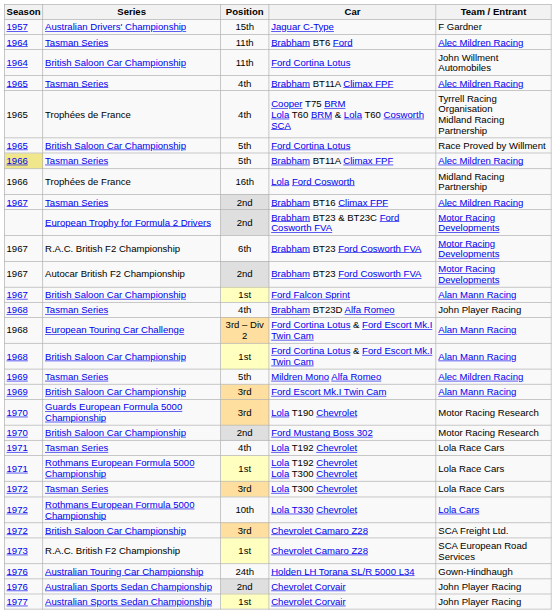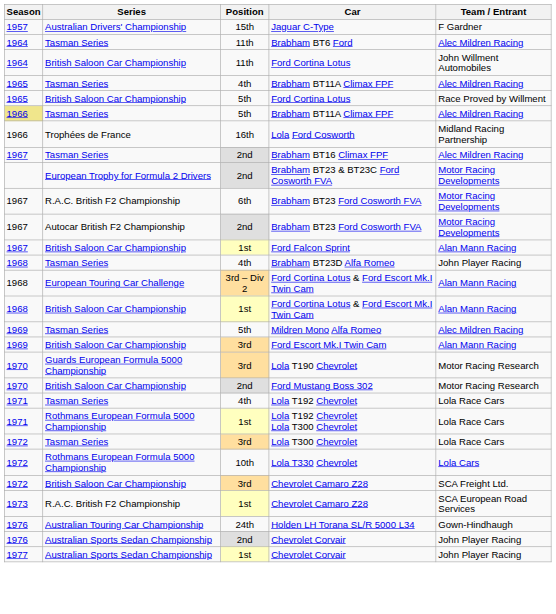- row: (245, 115)
